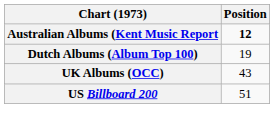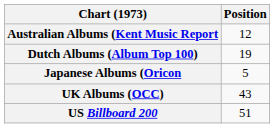(245, 34) bold -> (245, 34) normal
+ row: (113, 73)
